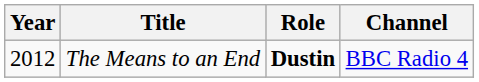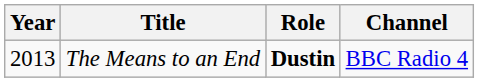(33, 58) 2012 -> (33, 58) 2013
